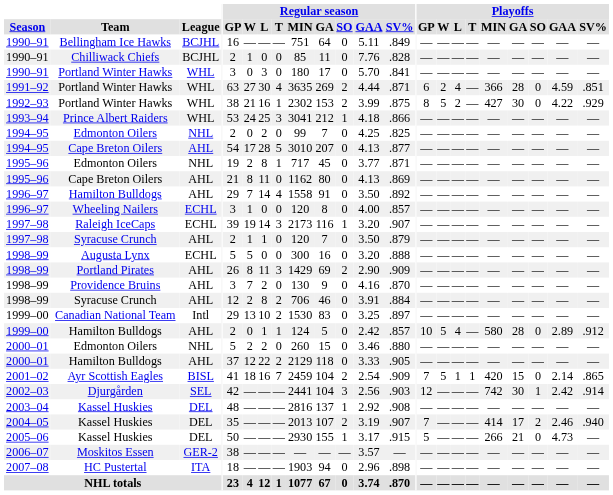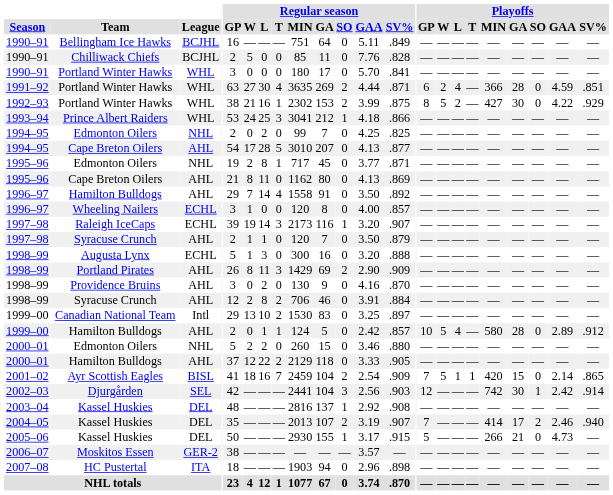(250, 57) 1 -> (250, 57) 5
(264, 72) 3 -> (264, 72) 0
(250, 254) 5 -> (250, 254) 1
(264, 254) 0 -> (264, 254) 3
(250, 285) 7 -> (250, 285) 0
